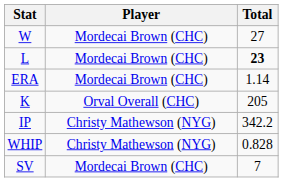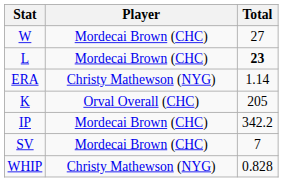(141, 79) Mordecai Brown (CHC) -> (141, 79) Christy Mathewson (NYG)
(141, 123) Christy Mathewson (NYG) -> (141, 123) Mordecai Brown (CHC)
rows swapped: (25, 166) <-> (25, 144)
